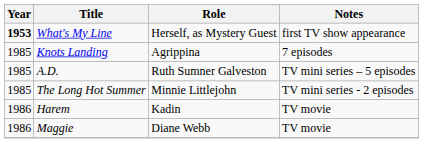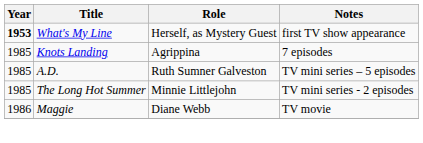- row: (53, 109)
